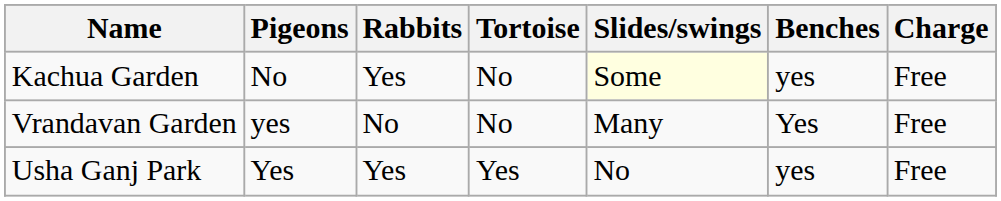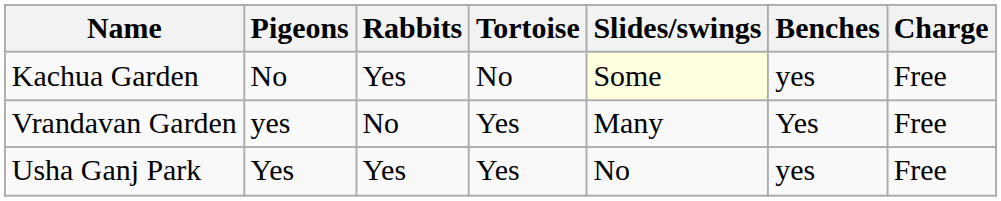(494, 123) No -> (498, 123) Yes
